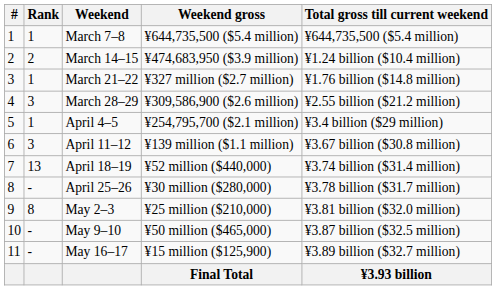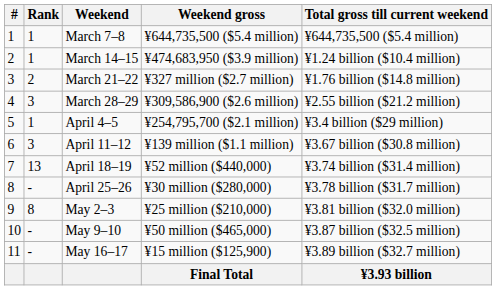(31, 58) 2 -> (31, 58) 1
(31, 79) 1 -> (31, 79) 2
